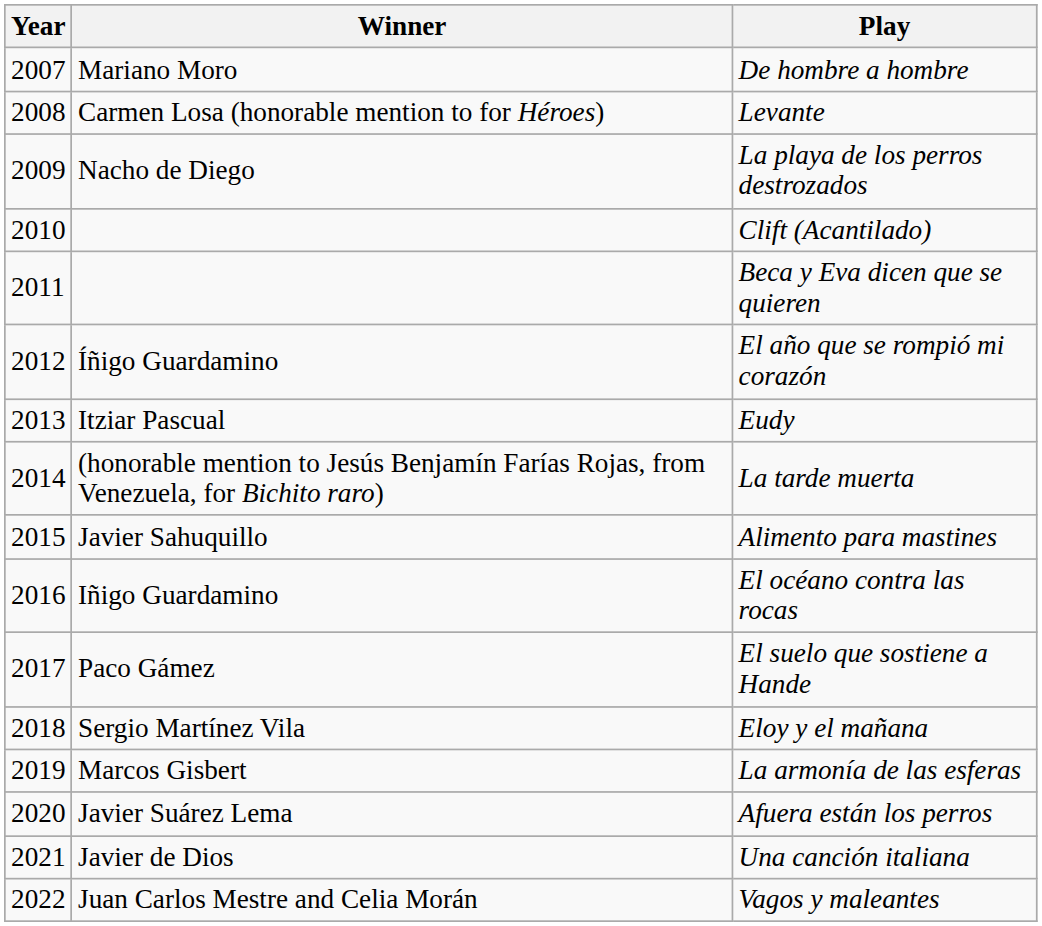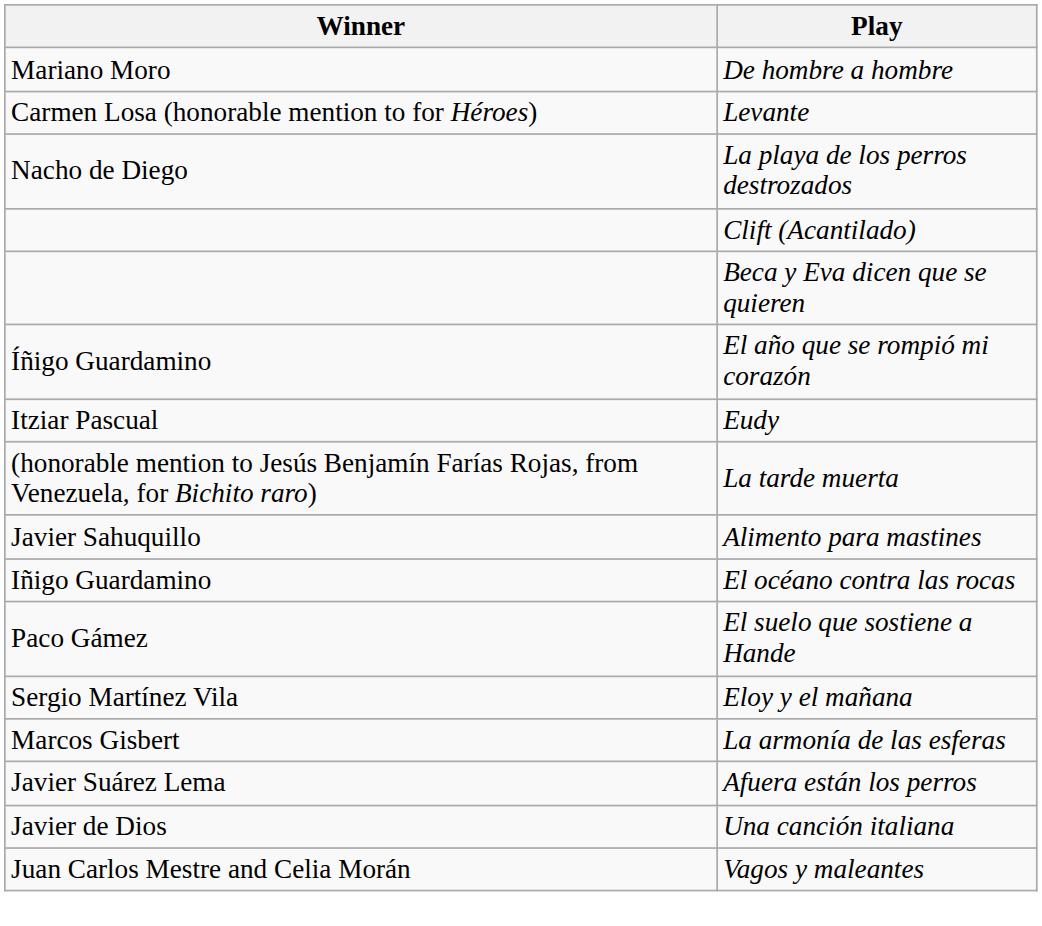- column: (38, 26)
